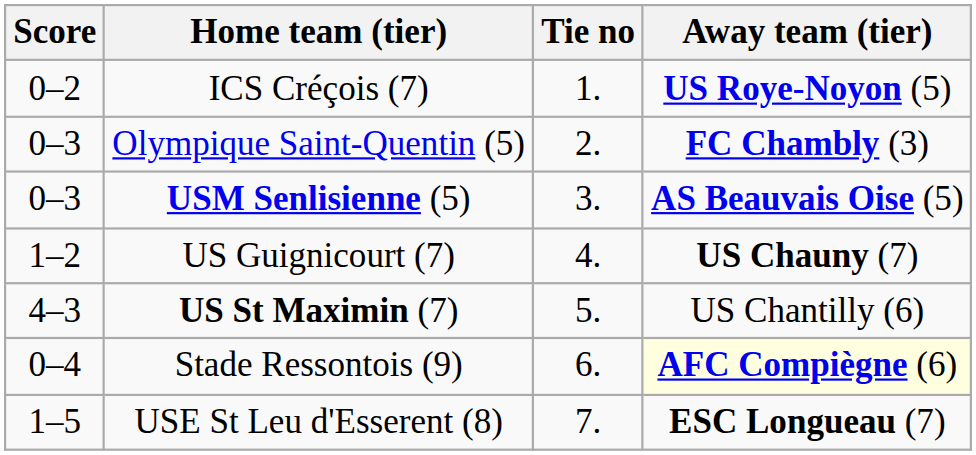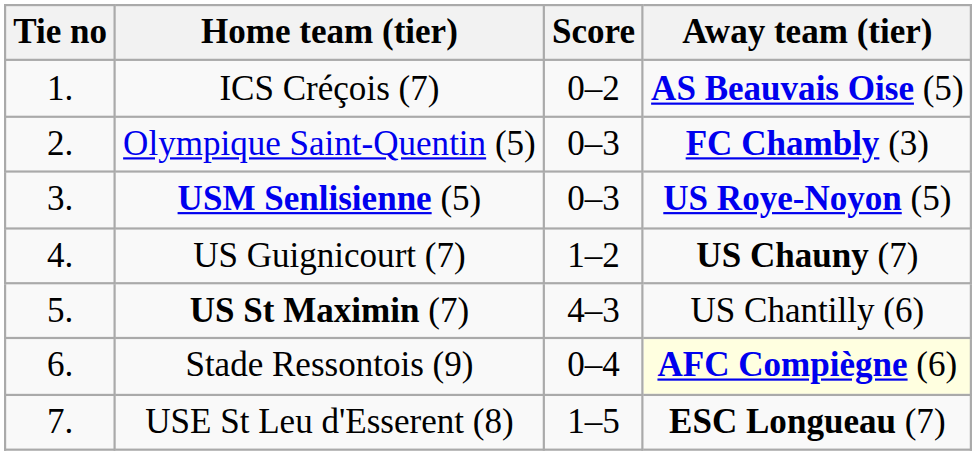columns swapped: (588, 32) <-> (55, 32)
(807, 87) US Roye-Noyon (5) -> (807, 87) AS Beauvais Oise (5)
(807, 198) AS Beauvais Oise (5) -> (807, 198) US Roye-Noyon (5)
